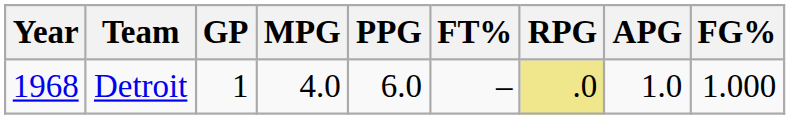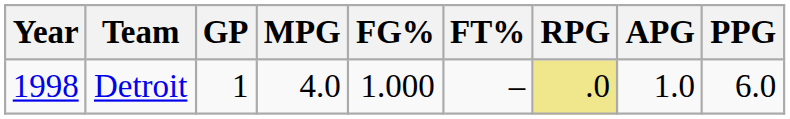columns swapped: (737, 31) <-> (389, 31)
(46, 86) 1968 -> (46, 86) 1998
